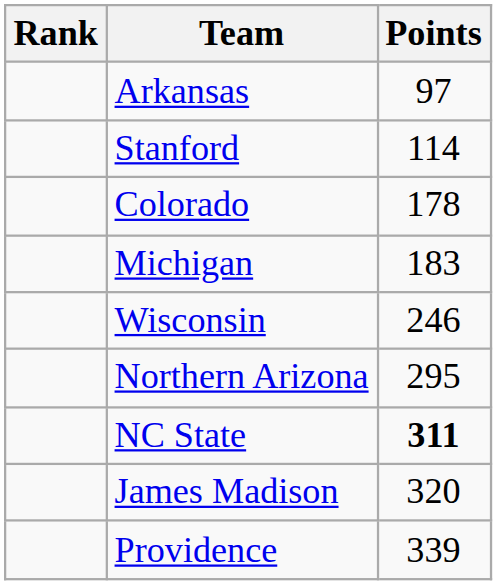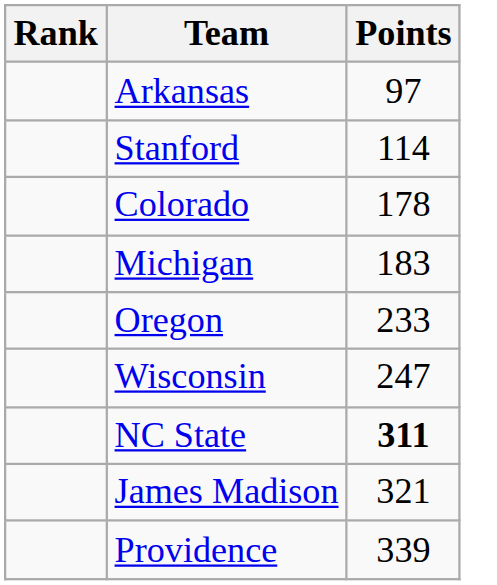+ row: (169, 319)
(433, 319) 246 -> (403, 377) 247
- row: (242, 377)
(433, 491) 320 -> (403, 491) 321
